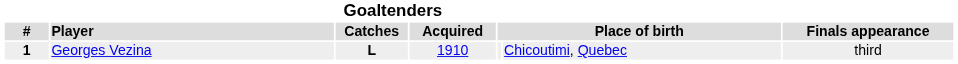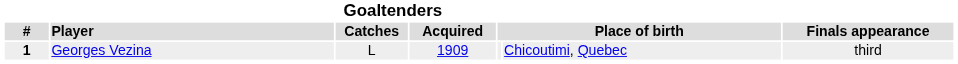(372, 50) bold -> (372, 50) normal
(453, 50) 1910 -> (453, 50) 1909
